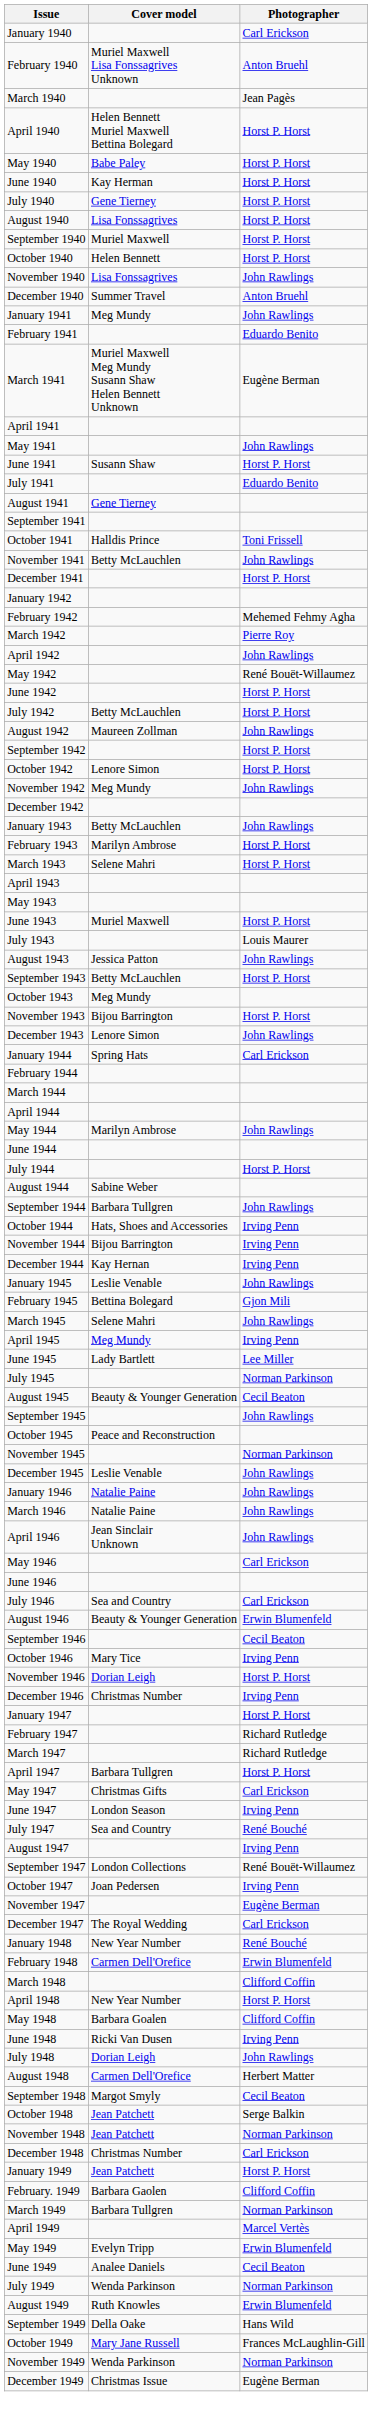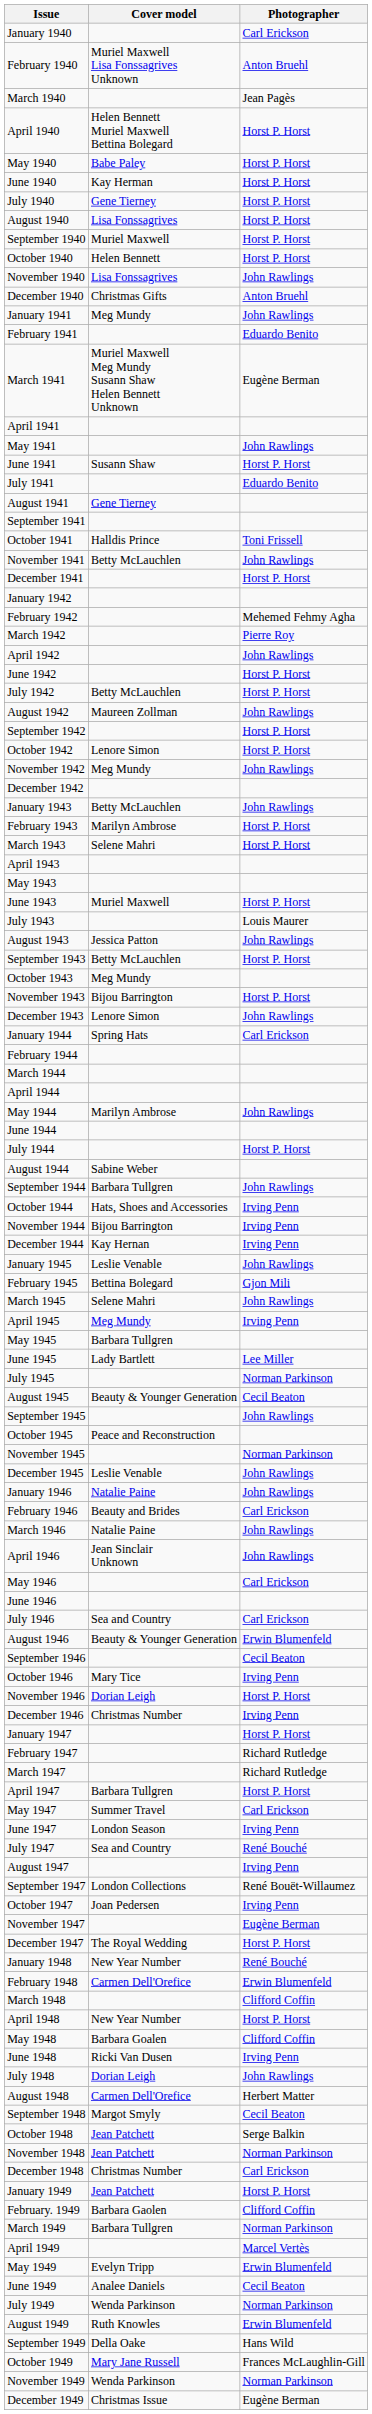(128, 296) Summer Travel -> (129, 296) Christmas Gifts
- row: (32, 673)
+ row: (32, 1340)
+ row: (42, 1511)
(129, 1791) Christmas Gifts -> (128, 1810) Summer Travel
(276, 1924) Carl Erickson -> (276, 1943) Horst P. Horst
